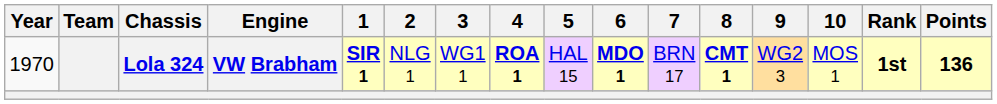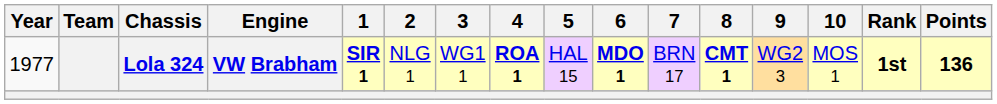(32, 64) 1970 -> (32, 64) 1977
